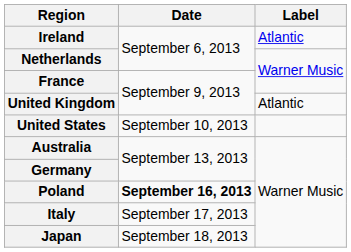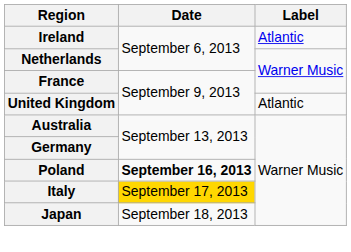- row: (61, 125)
(185, 214) no background -> (185, 192) gold background
